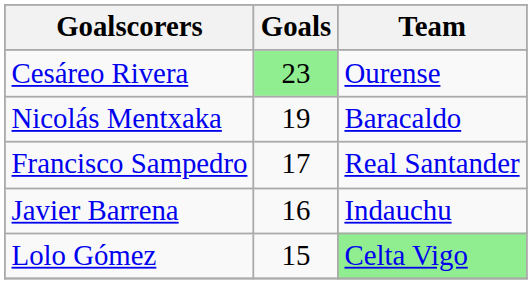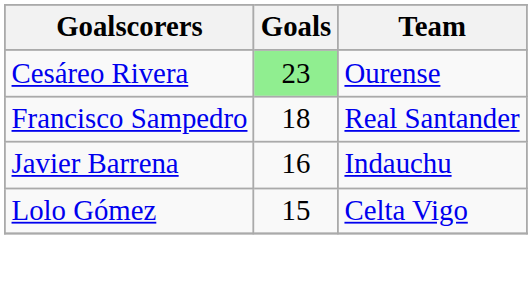- row: (117, 118)
(296, 164) 17 -> (296, 118) 18
(406, 255) lightgreen background -> (406, 210) no background
